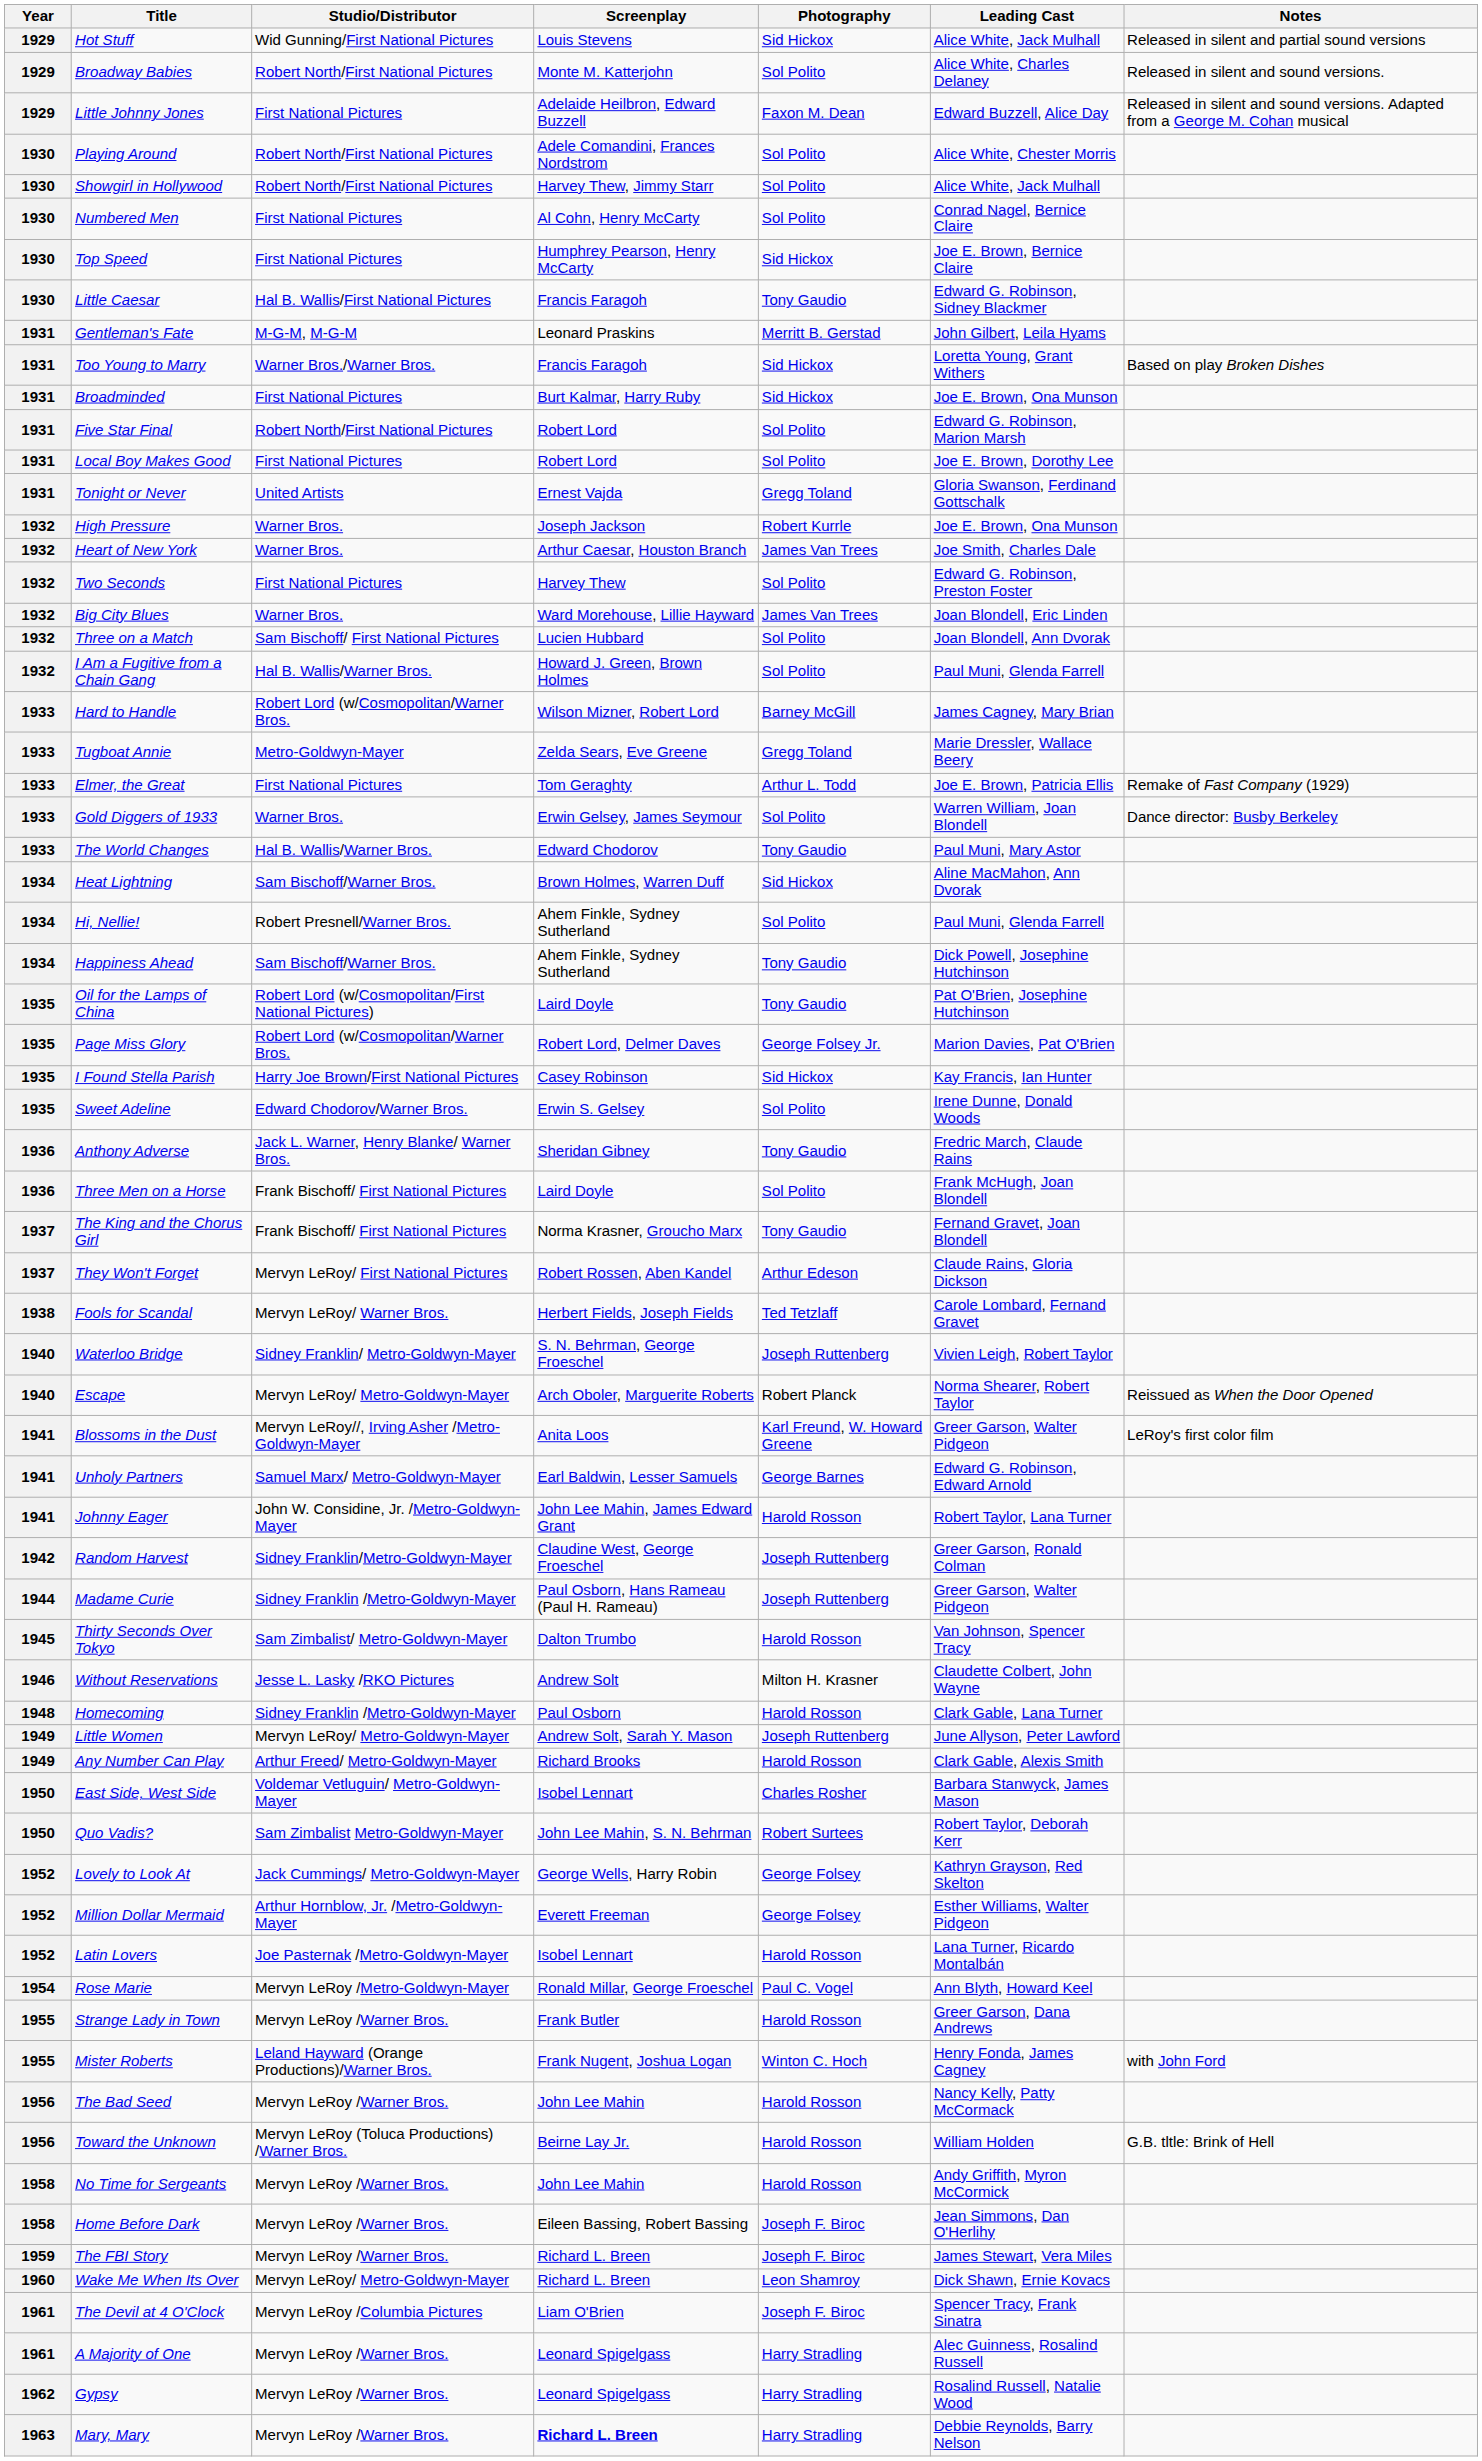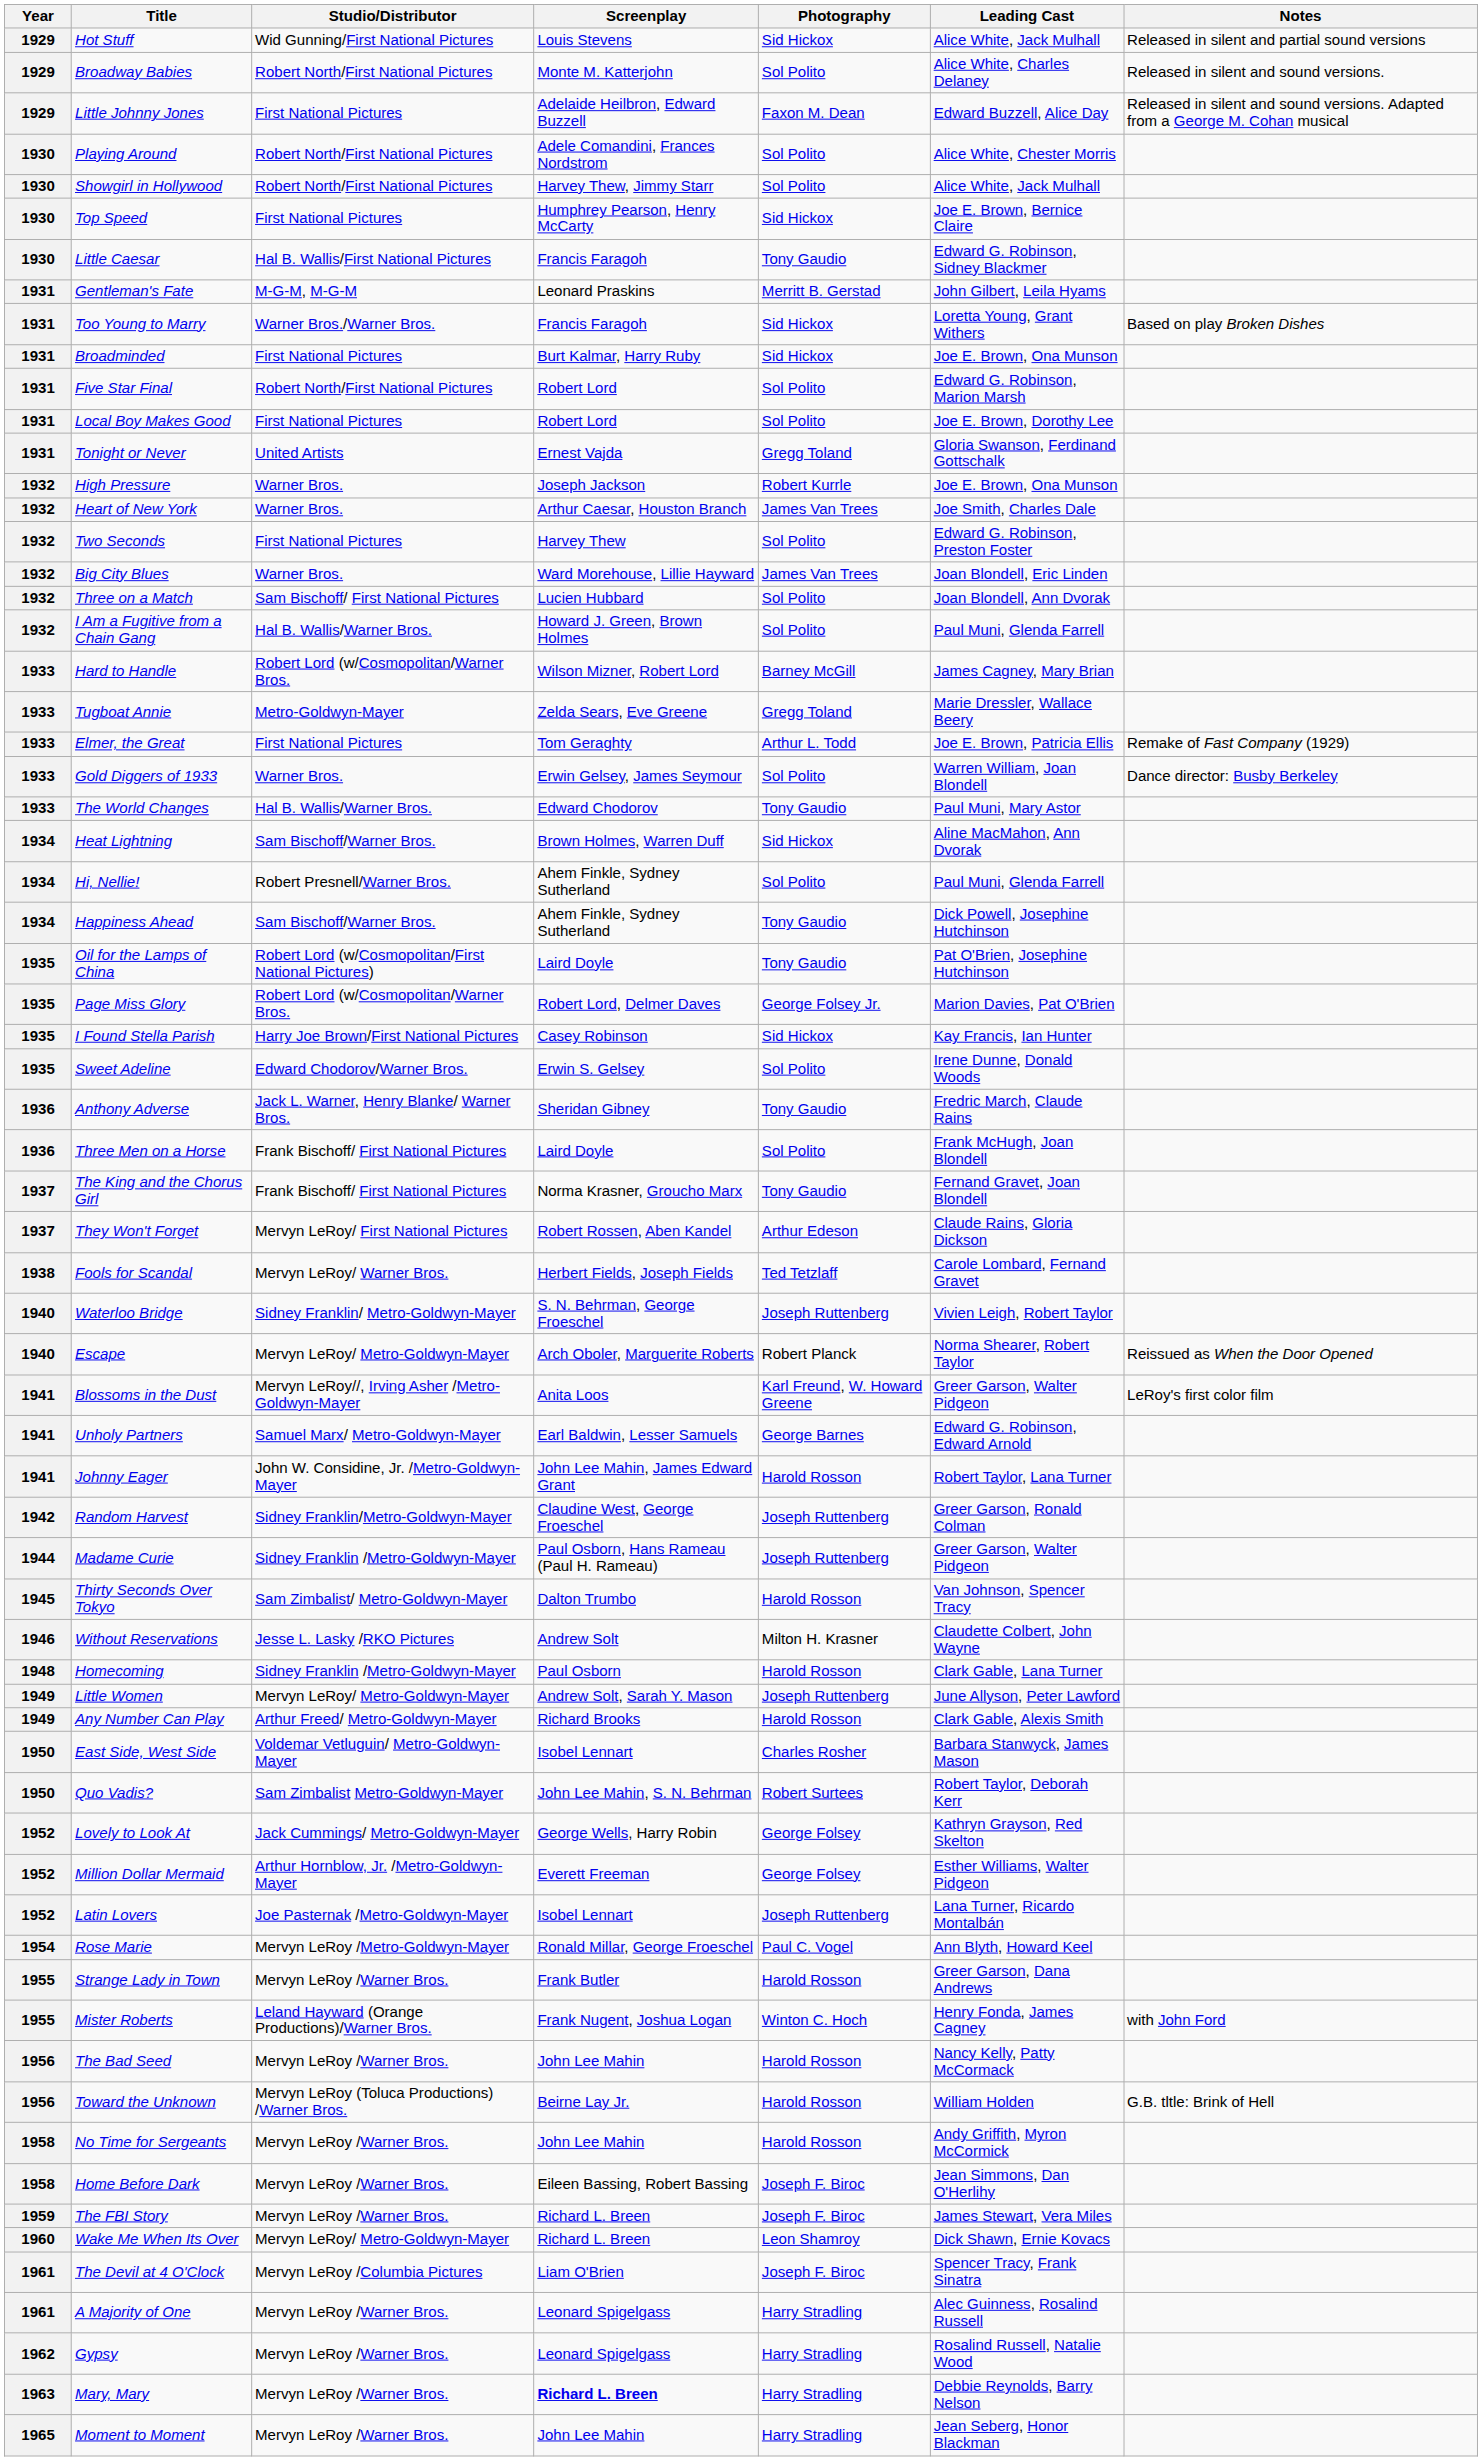- row: (127, 218)
(812, 1955) Harold Rosson -> (825, 1915) Joseph Ruttenberg
+ row: (140, 2435)
